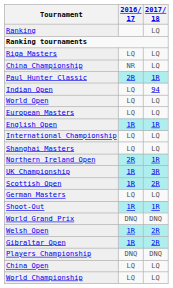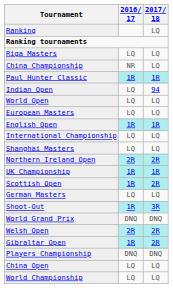(131, 77) 2R -> (131, 77) 1R
(156, 160) 1R -> (156, 160) 2R
(156, 172) 3R -> (156, 172) 1R
(156, 207) 1R -> (156, 207) 3R
(131, 231) 1R -> (131, 231) 2R
